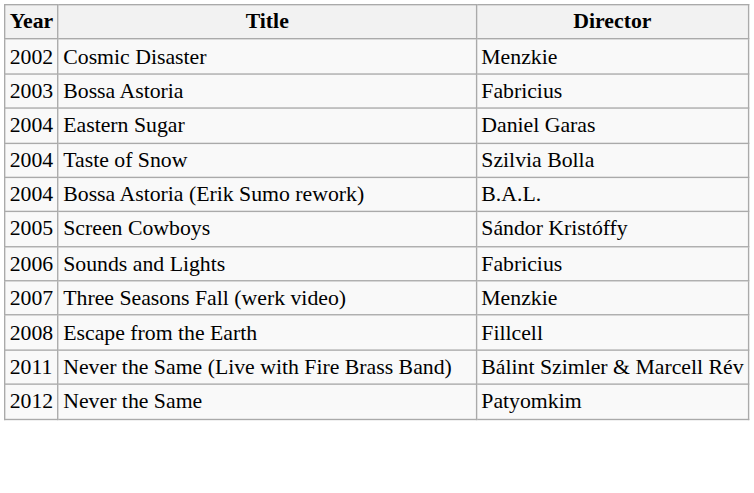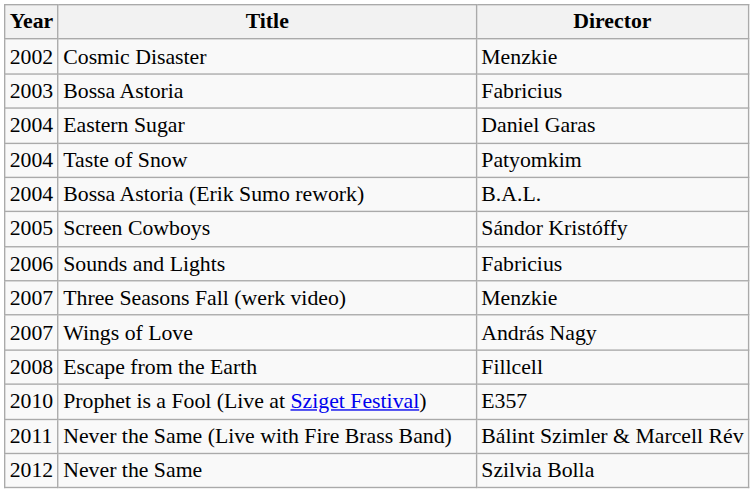(538, 159) Szilvia Bolla -> (531, 159) Patyomkim
+ row: (128, 332)
+ row: (245, 401)
(531, 401) Patyomkim -> (538, 470) Szilvia Bolla
